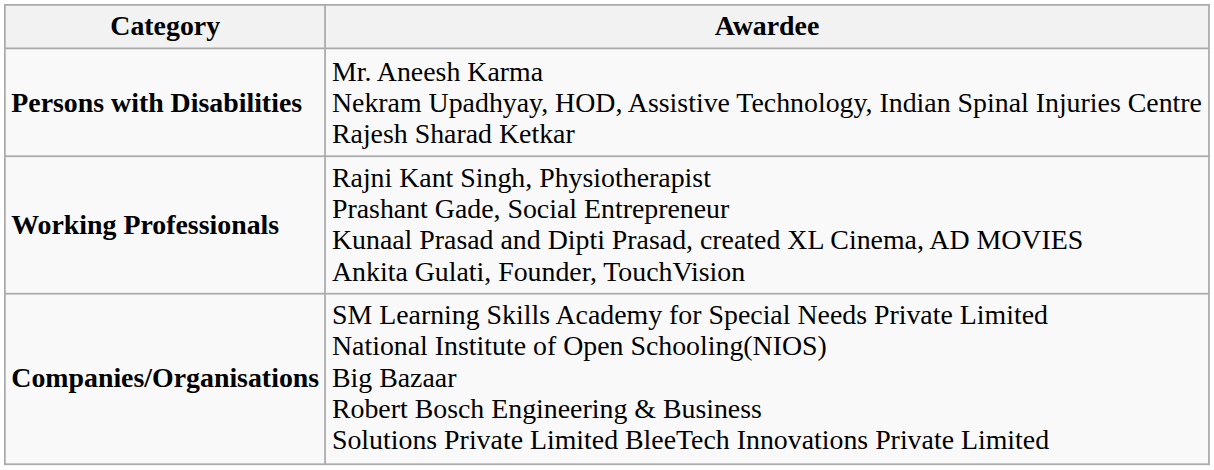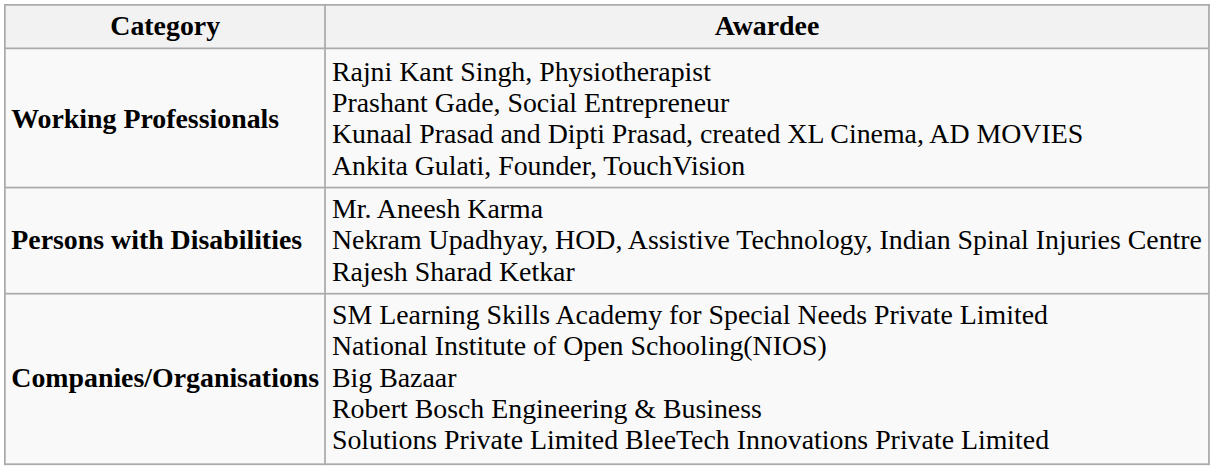rows swapped: (157, 102) <-> (145, 224)
